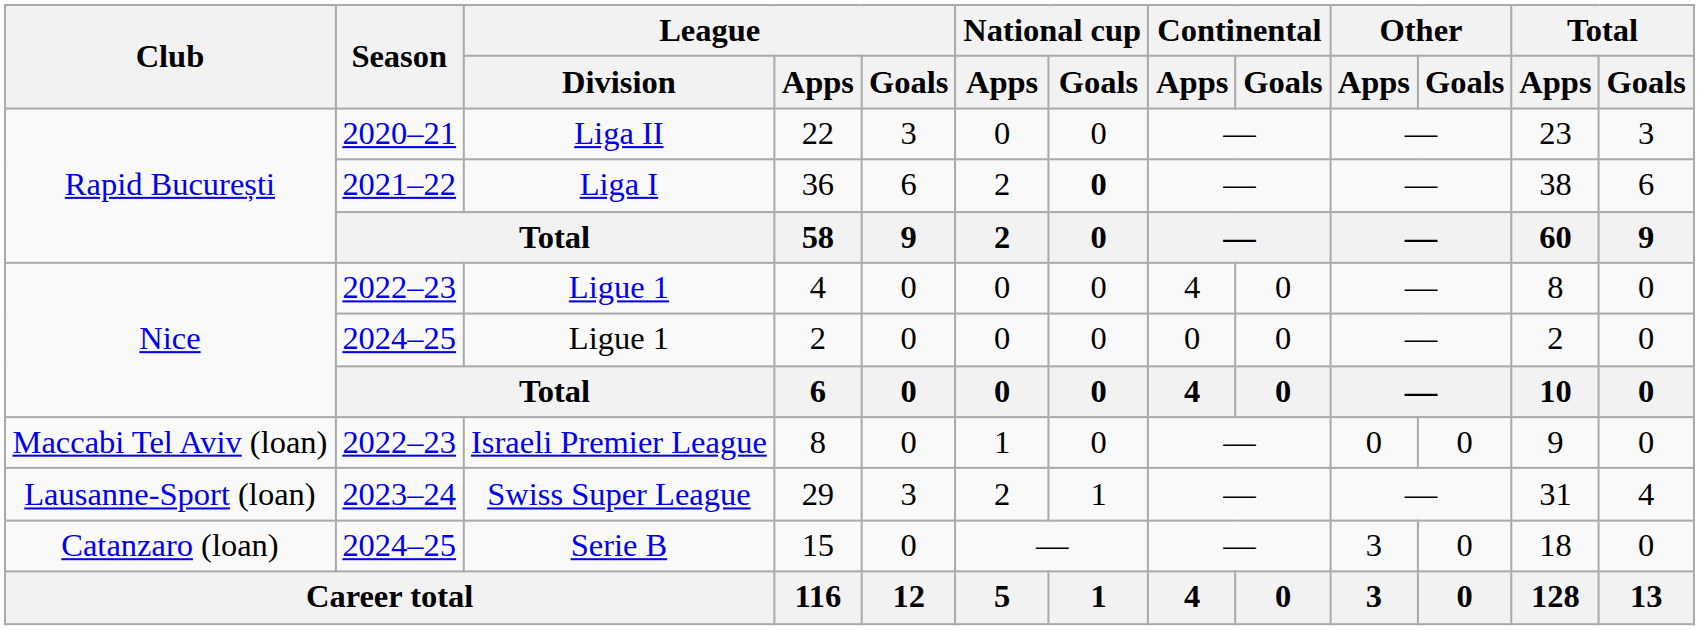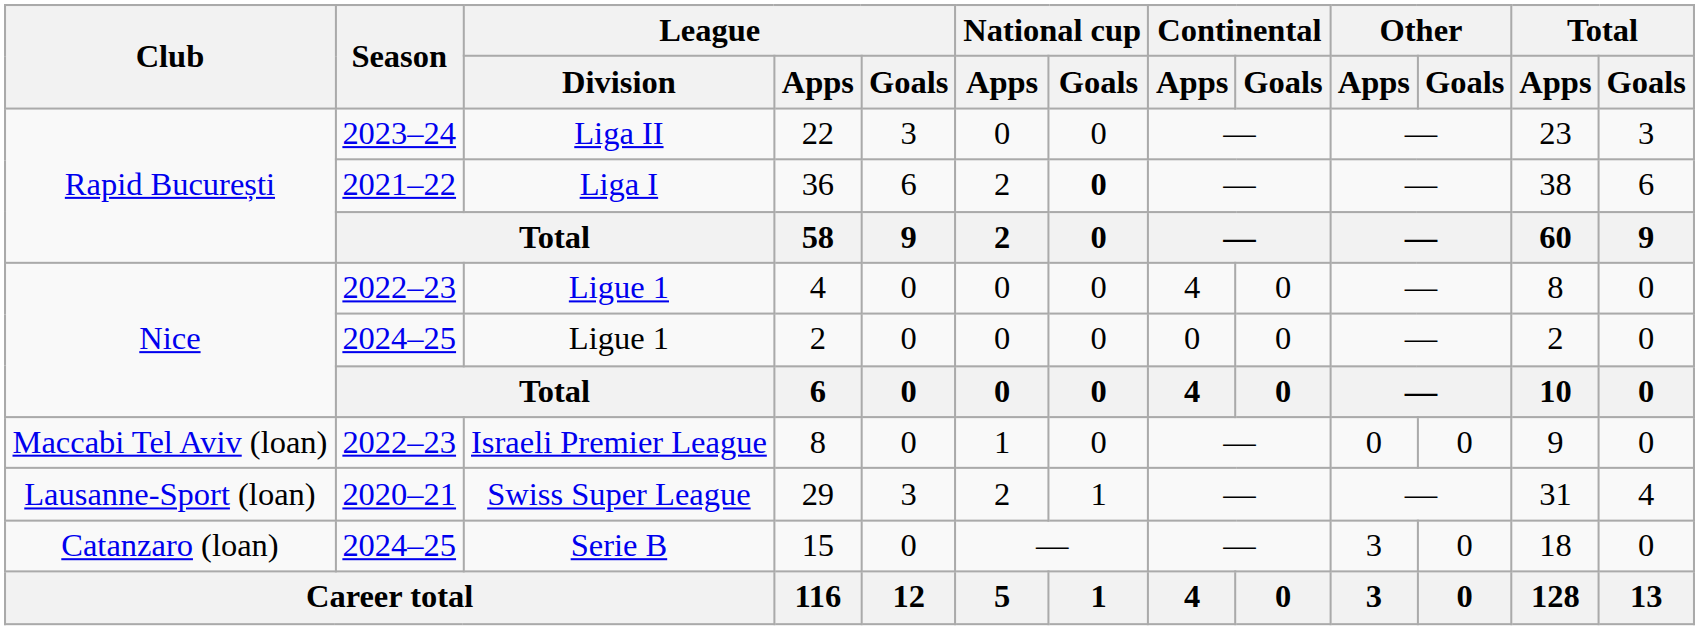(399, 133) 2020–21 -> (399, 133) 2023–24
(399, 493) 2023–24 -> (399, 493) 2020–21
